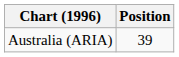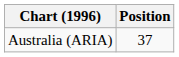(145, 39) 39 -> (145, 39) 37
